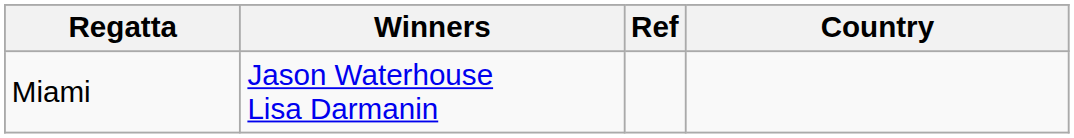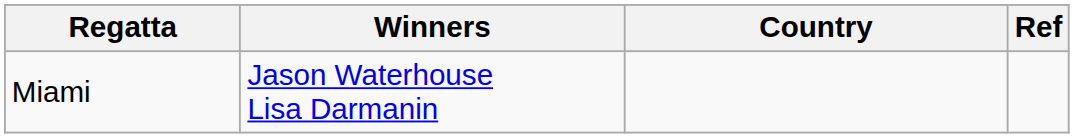columns swapped: (877, 27) <-> (655, 27)
